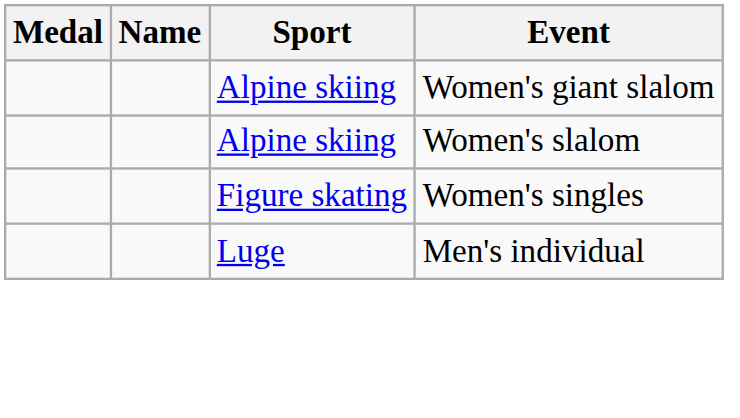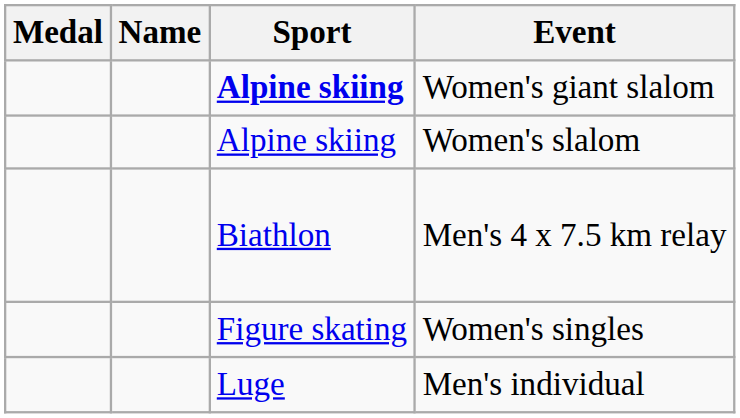(306, 86) normal -> (310, 86) bold
+ row: (575, 235)
